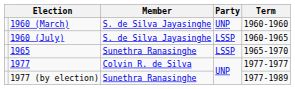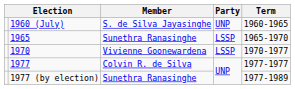- row: (40, 24)
(225, 38) LSSP -> (223, 24) UNP
+ row: (20, 51)
